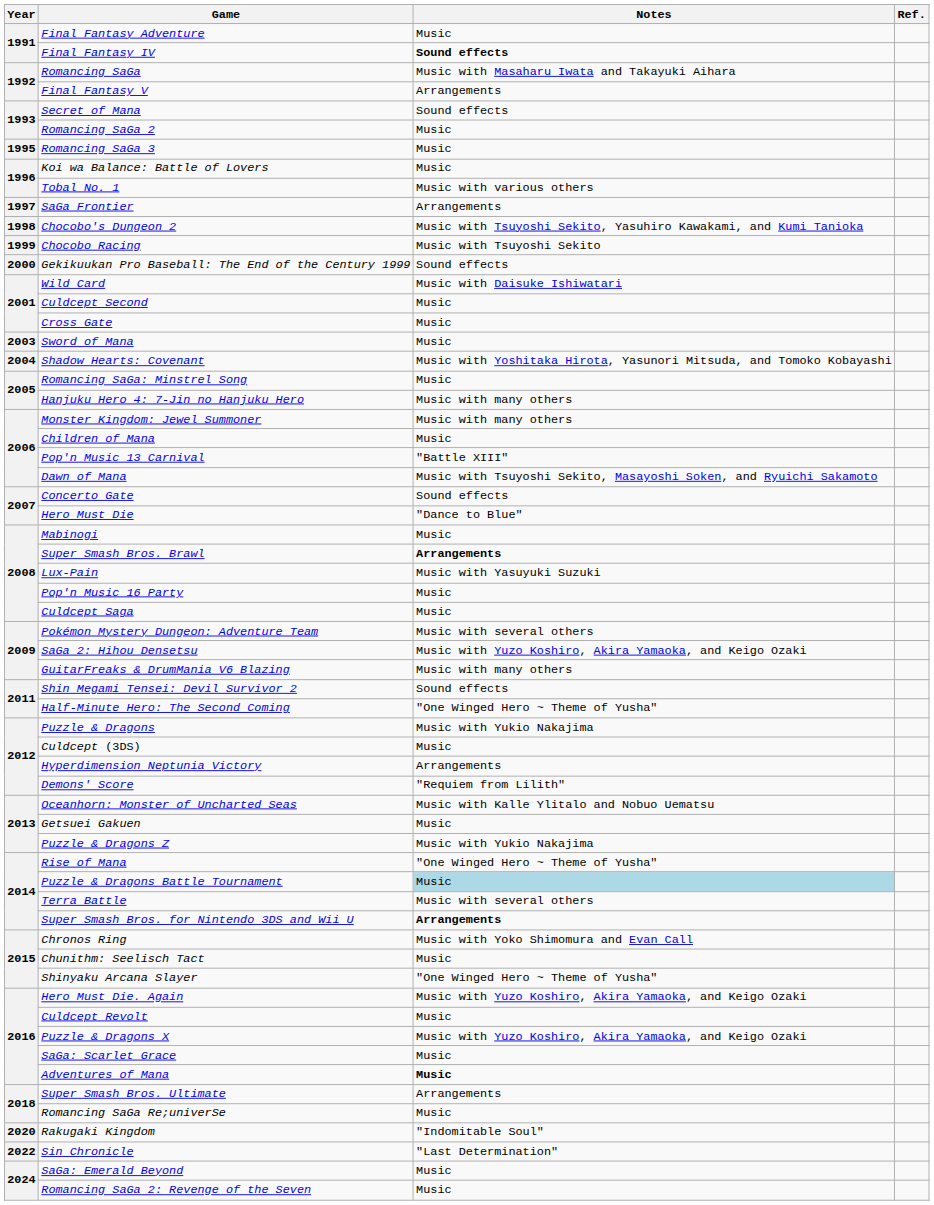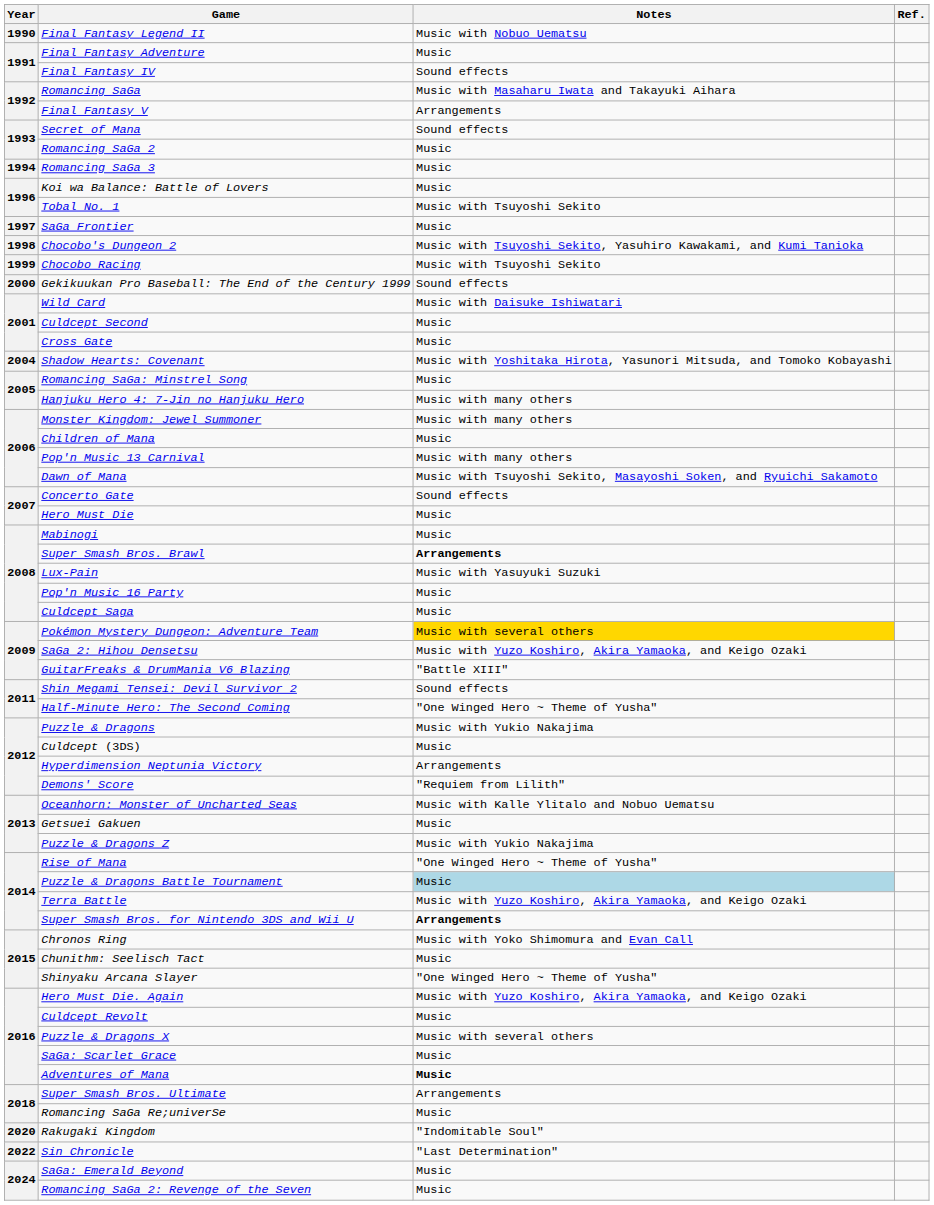+ row: (123, 33)
(462, 53) bold -> (462, 72) normal
(21, 149) 1995 -> (21, 168) 1994
(505, 188) Music with various others -> (508, 207) Music with Tsuyoshi Sekito
(459, 207) Arrangements -> (434, 226) Music
- row: (87, 342)
(462, 458) "Battle XIII" -> (494, 458) Music with many others
(469, 515) "Dance to Blue" -> (434, 515) Music
(505, 631) no background -> (505, 631) gold background
(494, 670) Music with many others -> (462, 670) "Battle XIII"
(505, 901) Music with several others -> (611, 901) Music with Yuzo Koshiro, Akira Yamaoka, and Keigo Ozaki
(611, 1036) Music with Yuzo Koshiro, Akira Yamaoka, and Keigo Ozaki -> (505, 1036) Music with several others
